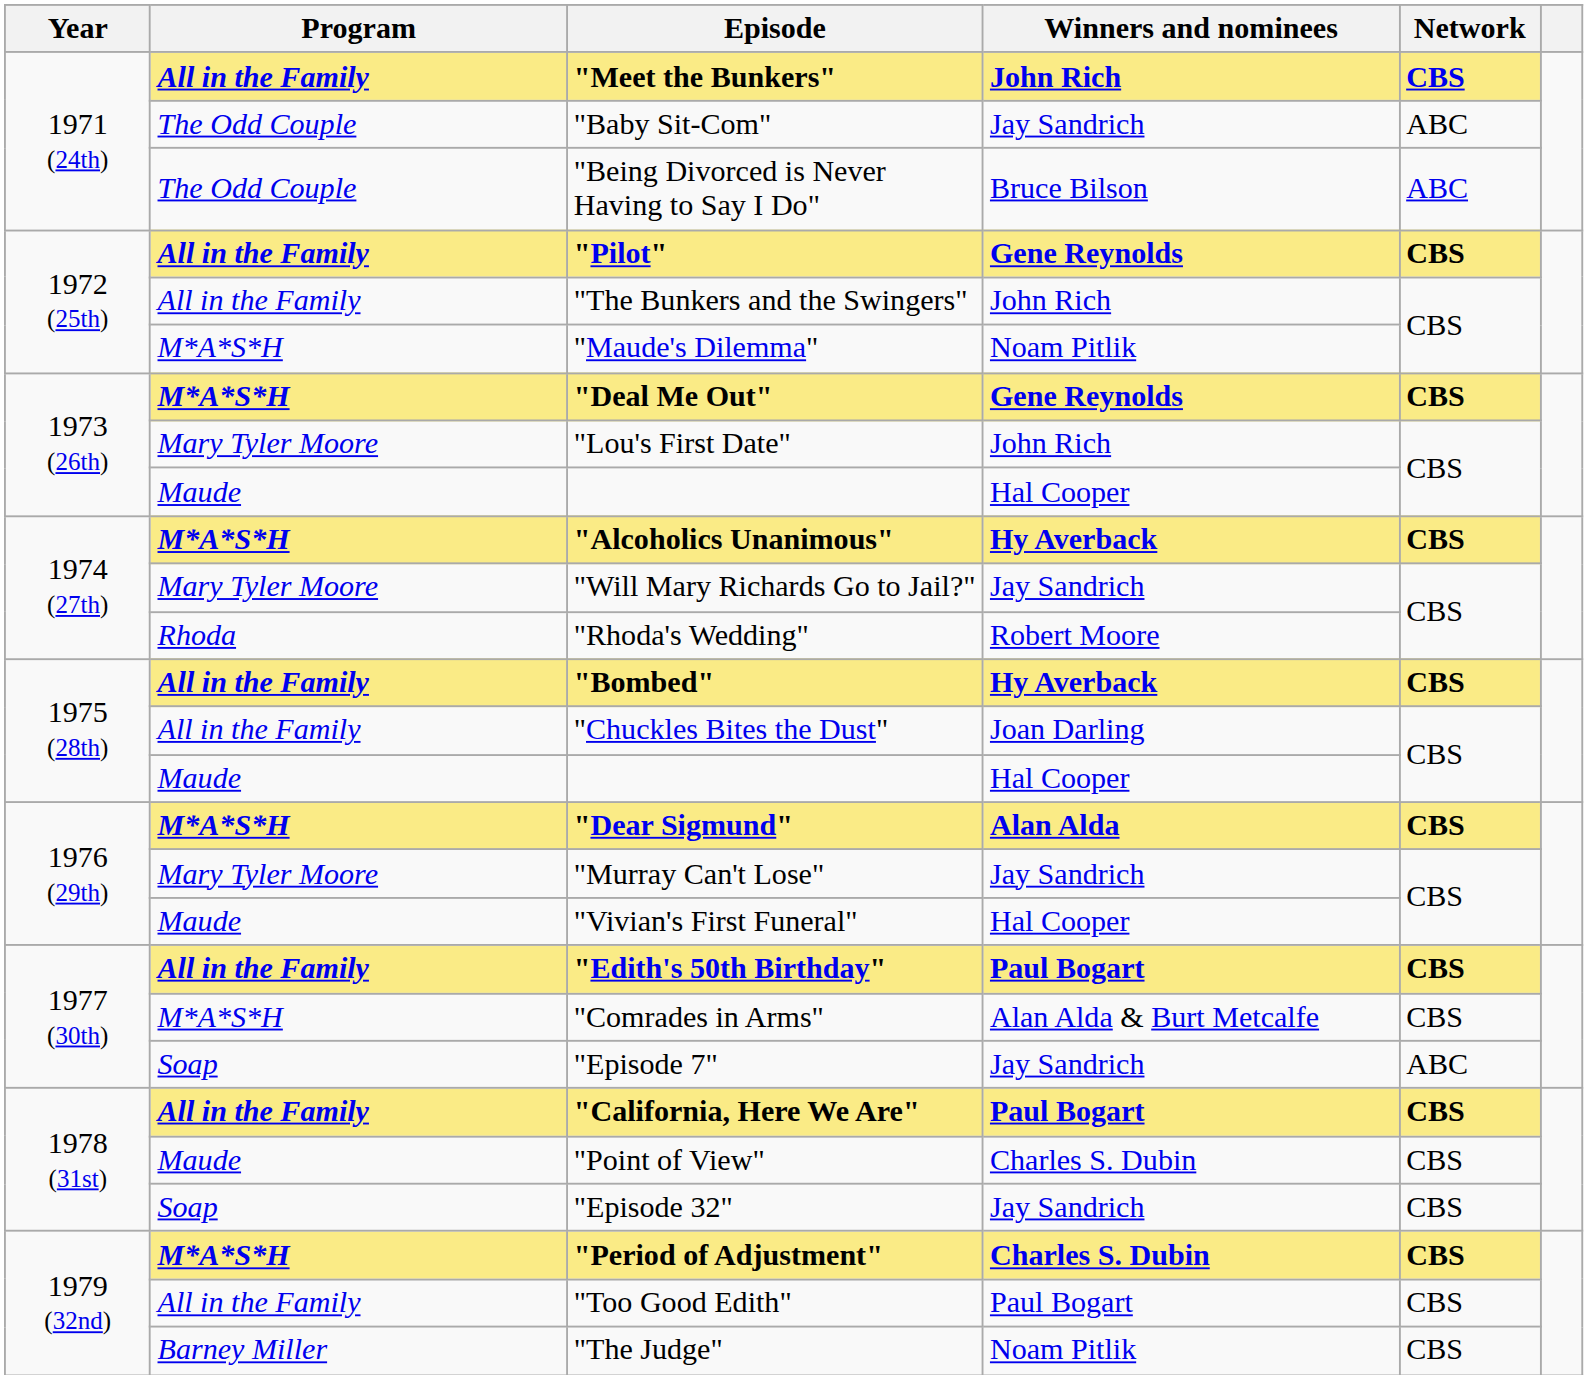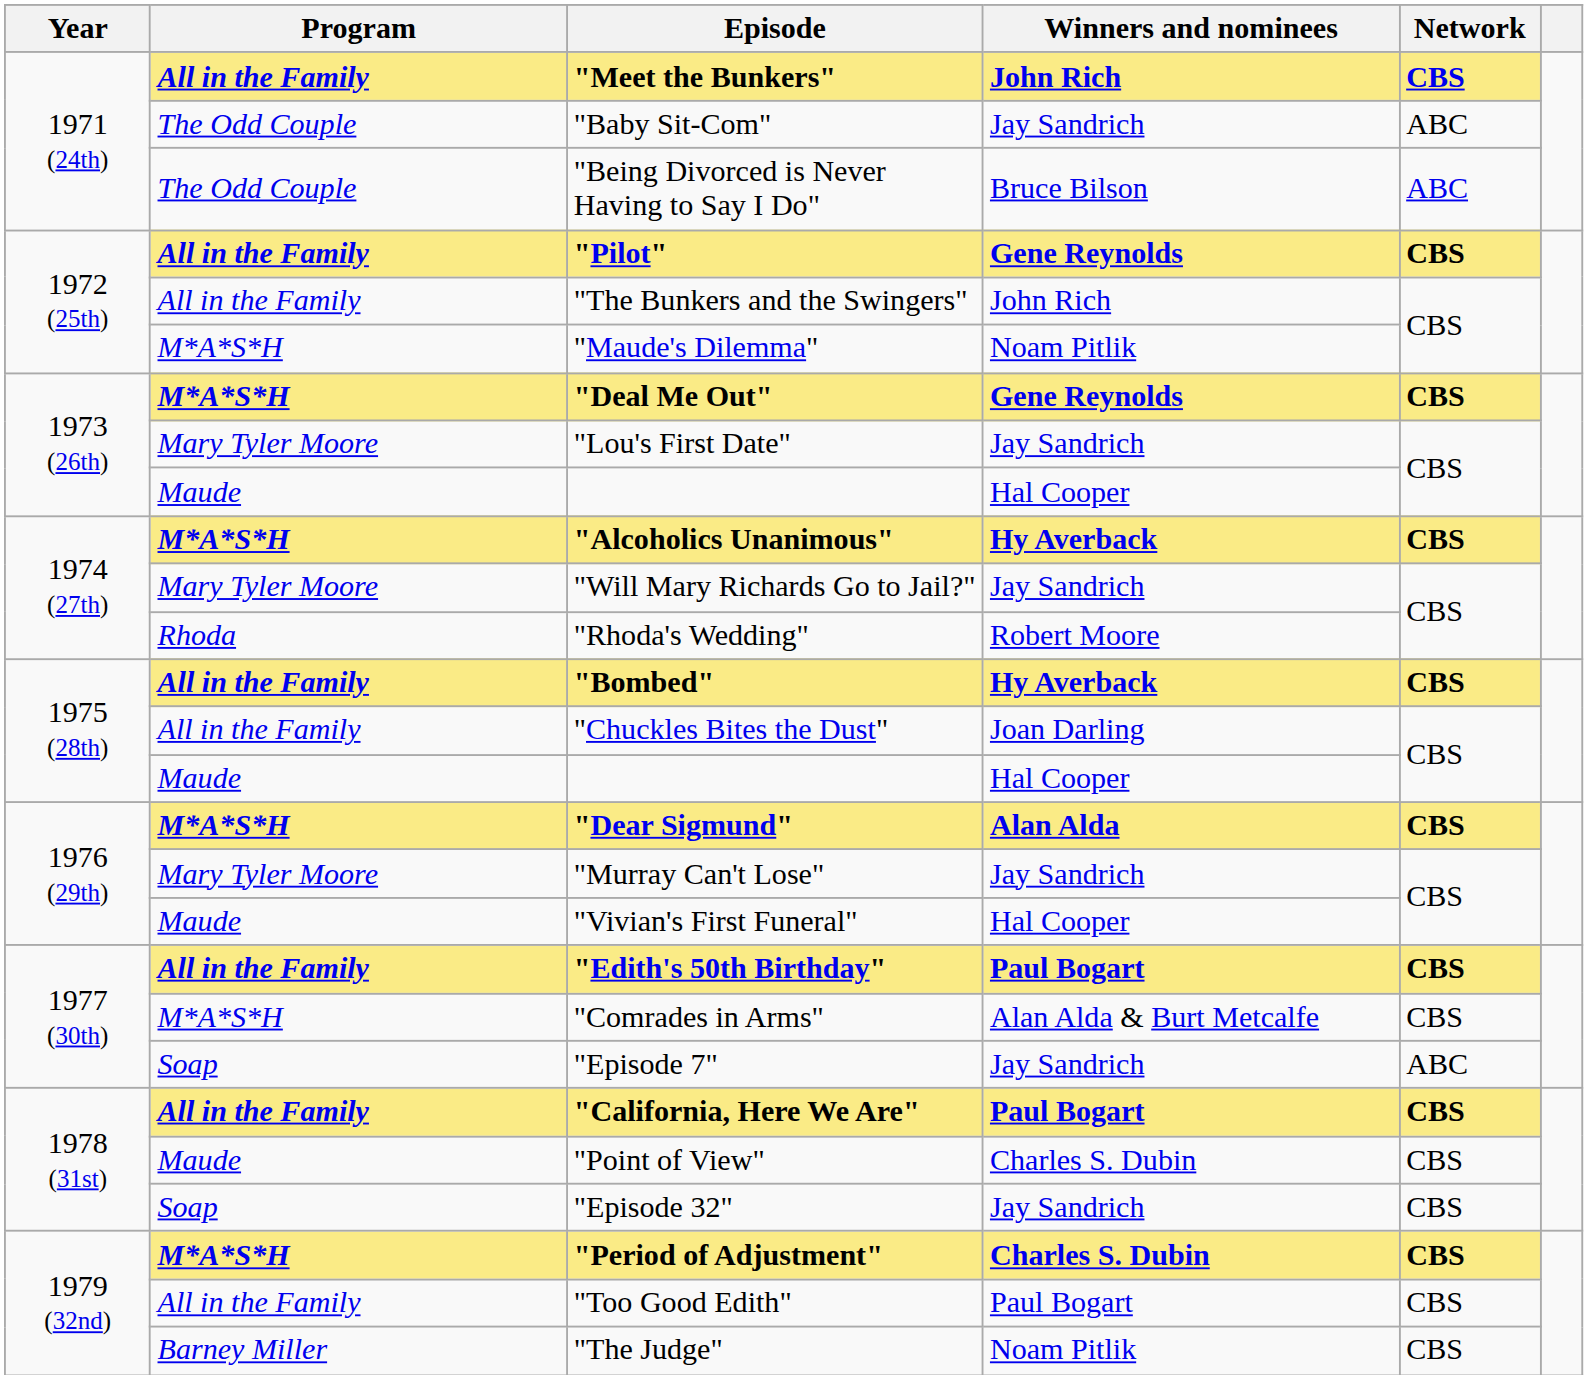(1051, 443) John Rich -> (1067, 443) Jay Sandrich
